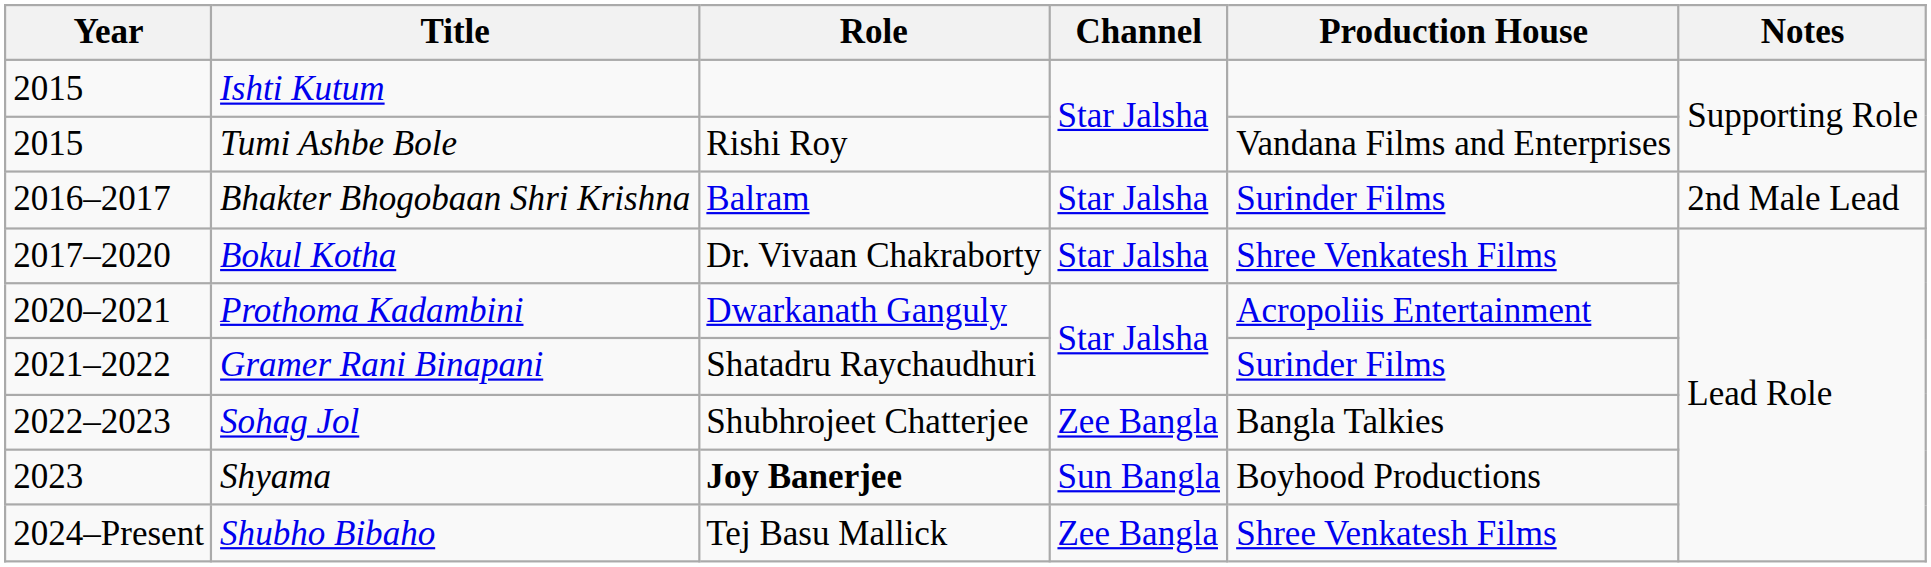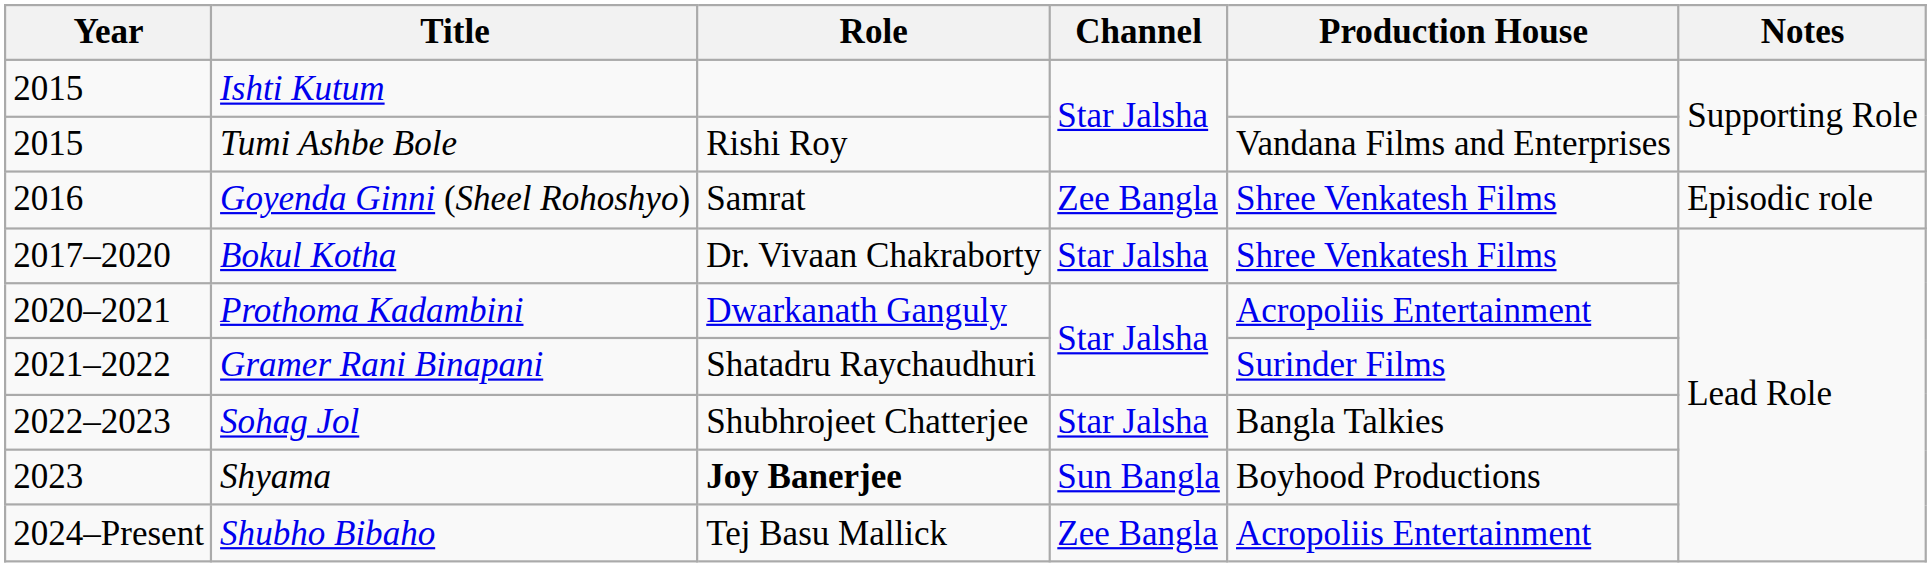+ row: (455, 198)
- row: (455, 198)
(1138, 421) Zee Bangla -> (1133, 421) Star Jalsha
(1396, 532) Shree Venkatesh Films -> (1414, 532) Acropoliis Entertainment
